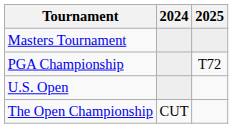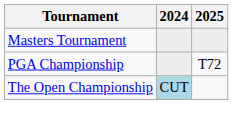- row: (38, 88)
(174, 111) no background -> (174, 88) lightblue background
